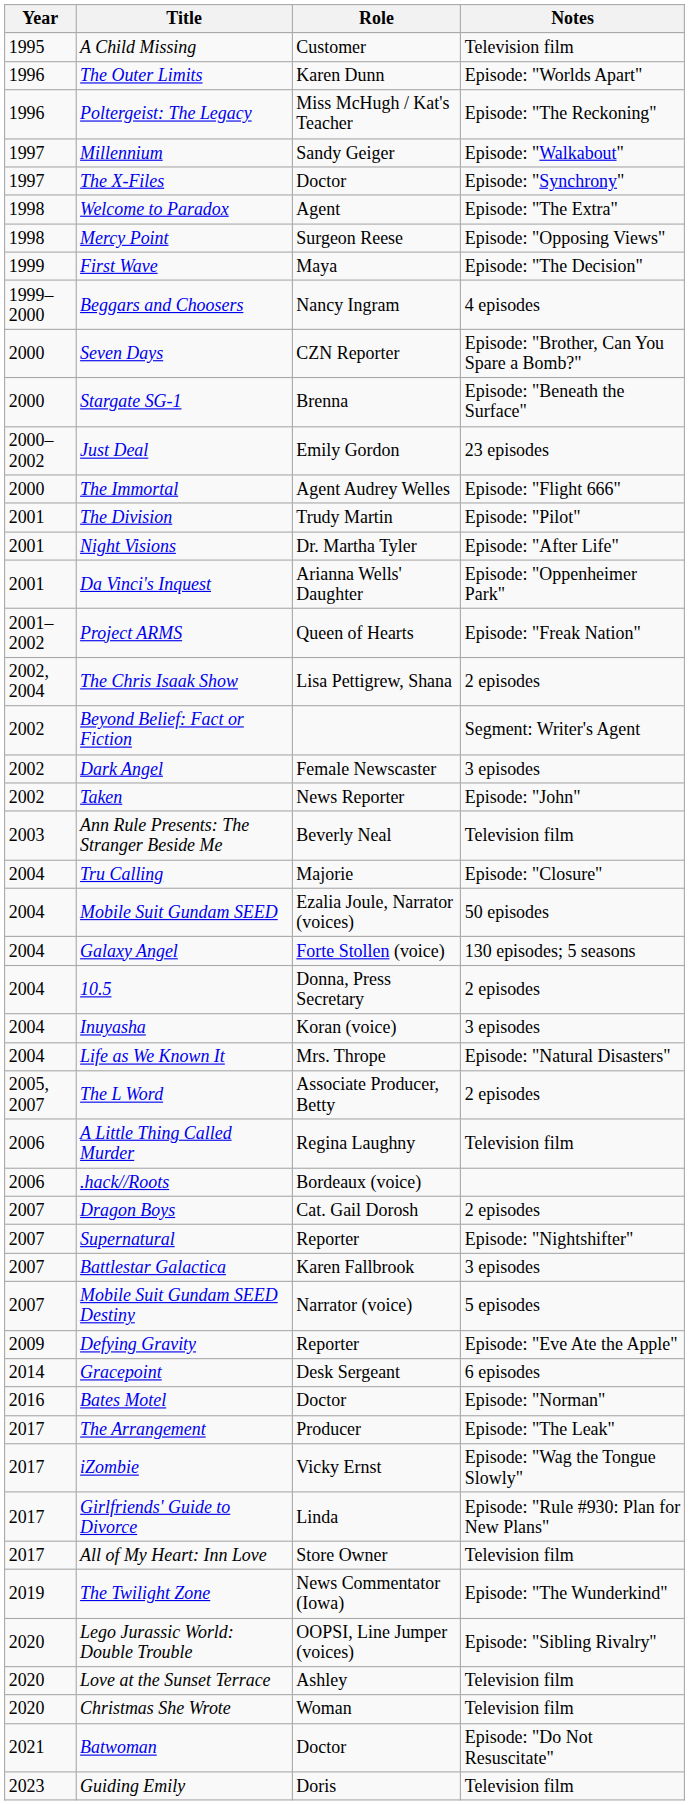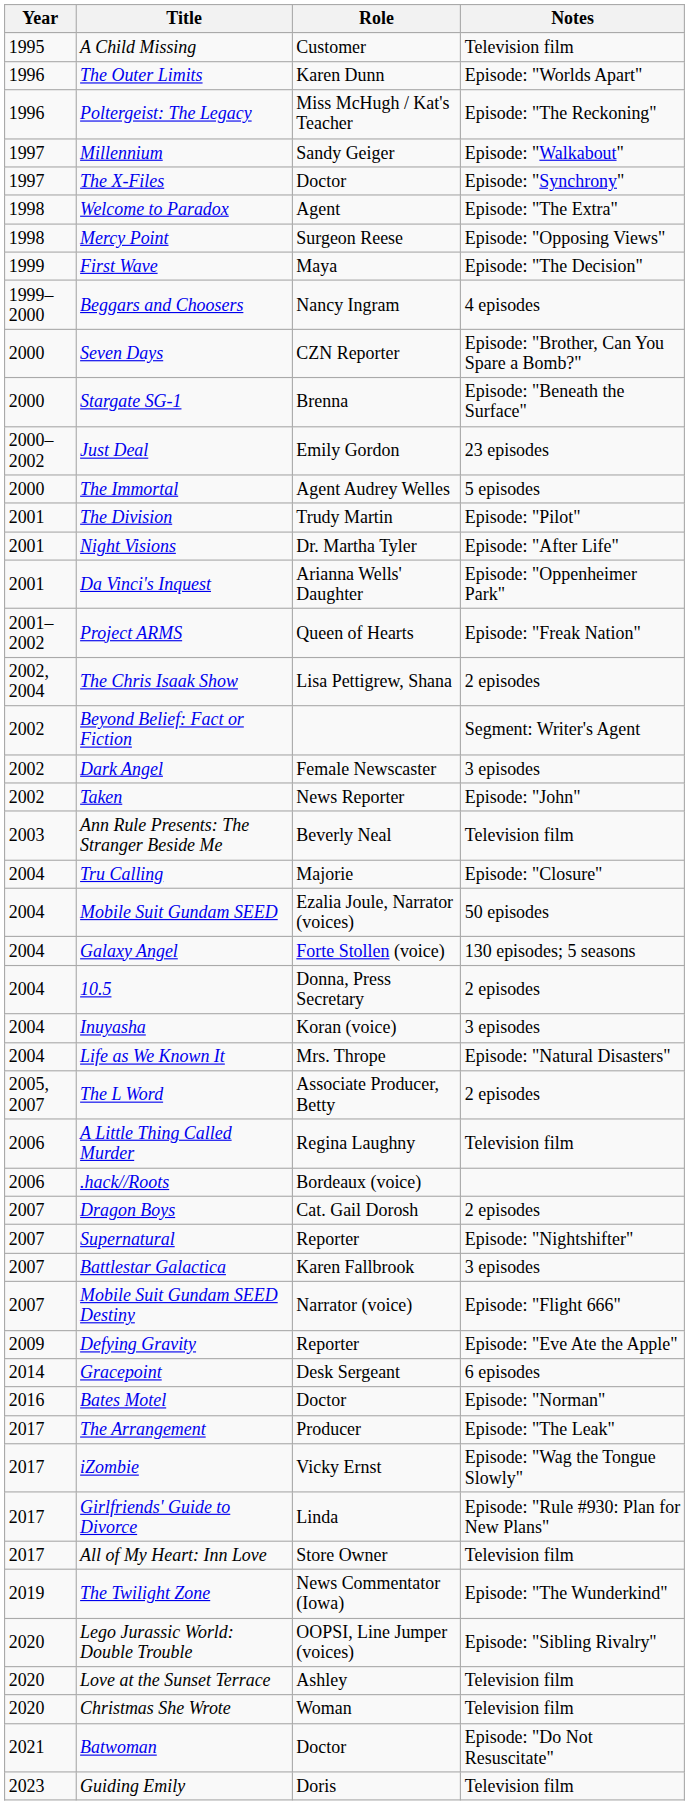(543, 488) Episode: "Flight 666" -> (502, 488) 5 episodes
(502, 1305) 5 episodes -> (543, 1305) Episode: "Flight 666"
